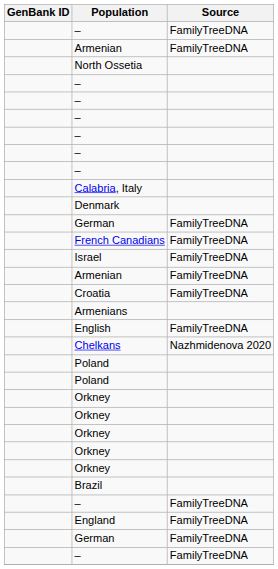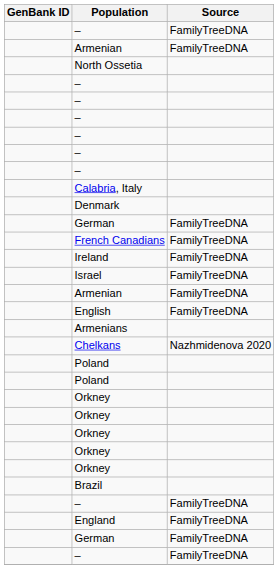+ row: (91, 258)
- row: (92, 293)
rows swapped: (101, 310) <-> (93, 328)
